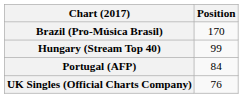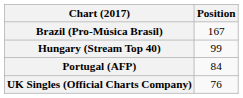(216, 31) 170 -> (216, 31) 167
